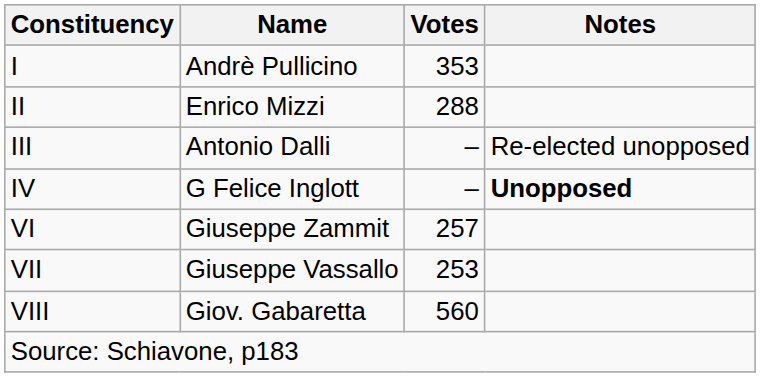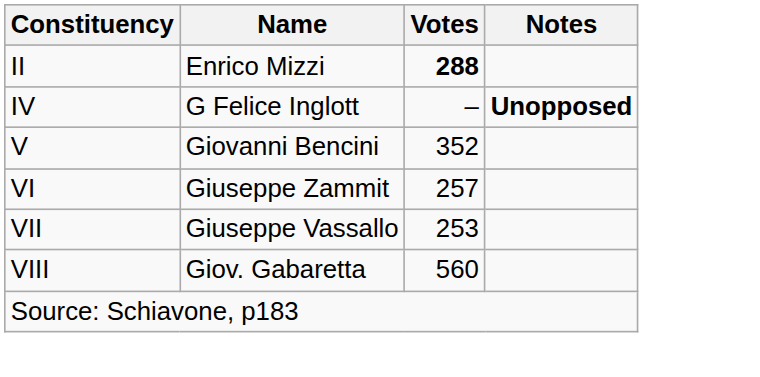- row: (14, 65)
(457, 106) normal -> (457, 65) bold
- row: (21, 147)
+ row: (19, 147)
